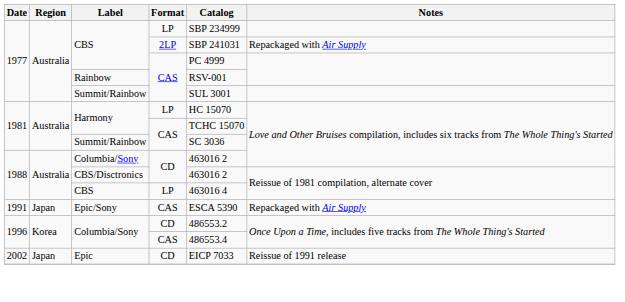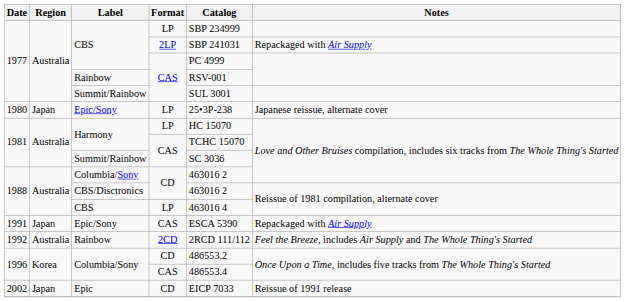+ row: (17, 110)
+ row: (17, 239)
